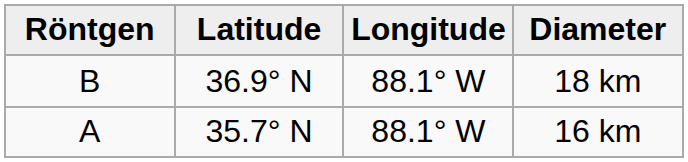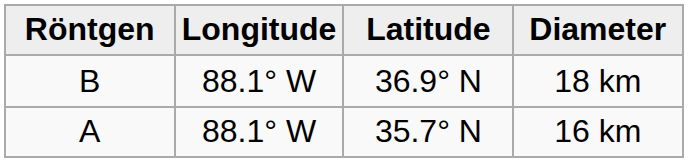columns swapped: (259, 29) <-> (428, 29)
